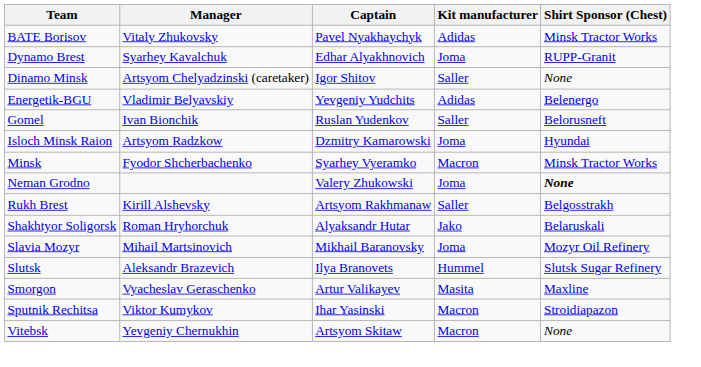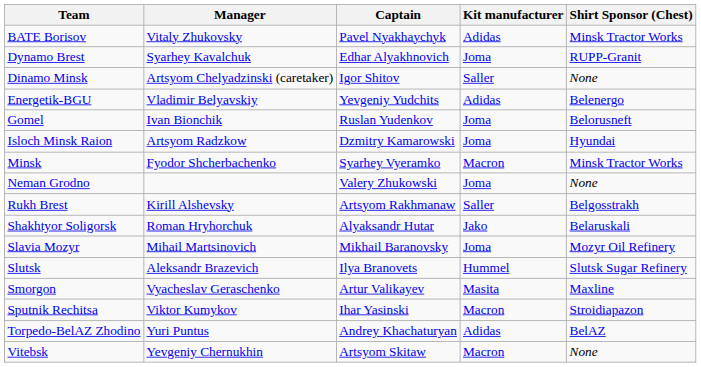(453, 120) Saller -> (477, 120) Joma
(559, 183) bold -> (584, 183) normal
+ row: (74, 330)
